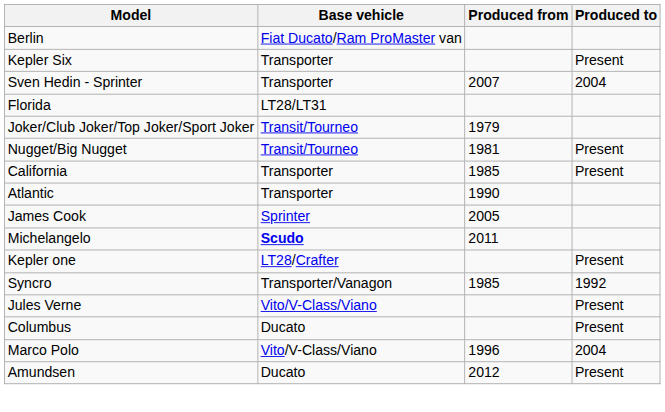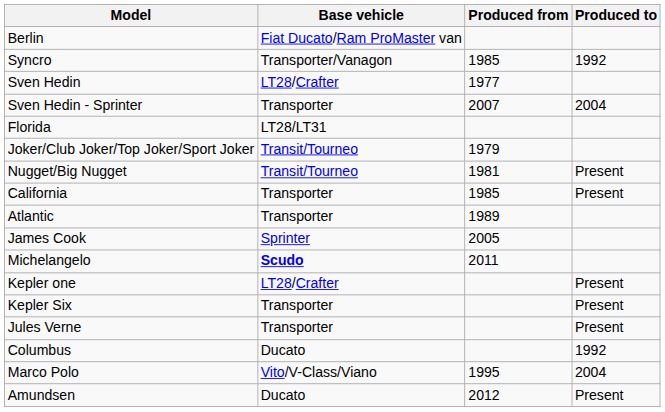rows swapped: (30, 283) <-> (40, 60)
+ row: (44, 82)
(484, 194) 1990 -> (484, 216) 1989
(319, 305) Vito/V-Class/Viano -> (297, 328) Transporter
(599, 328) Present -> (591, 350) 1992
(484, 350) 1996 -> (484, 372) 1995
